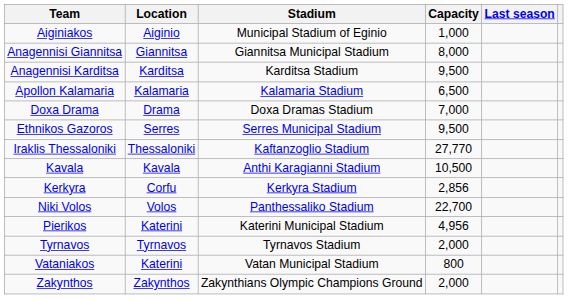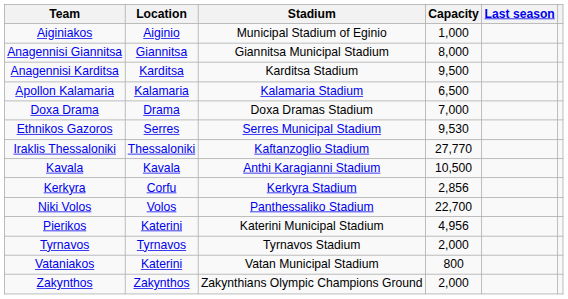(454, 129) 9,500 -> (454, 129) 9,530
